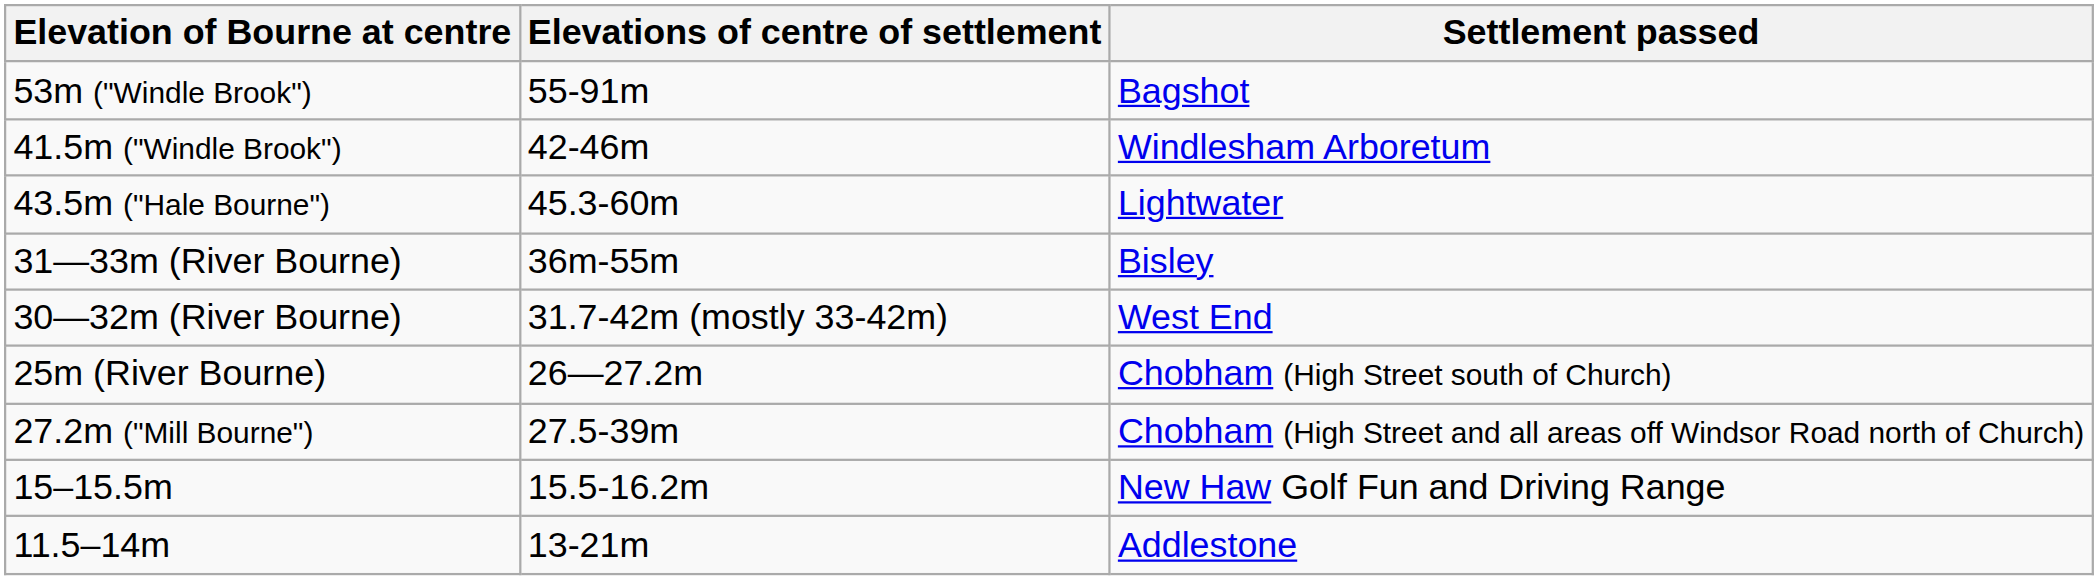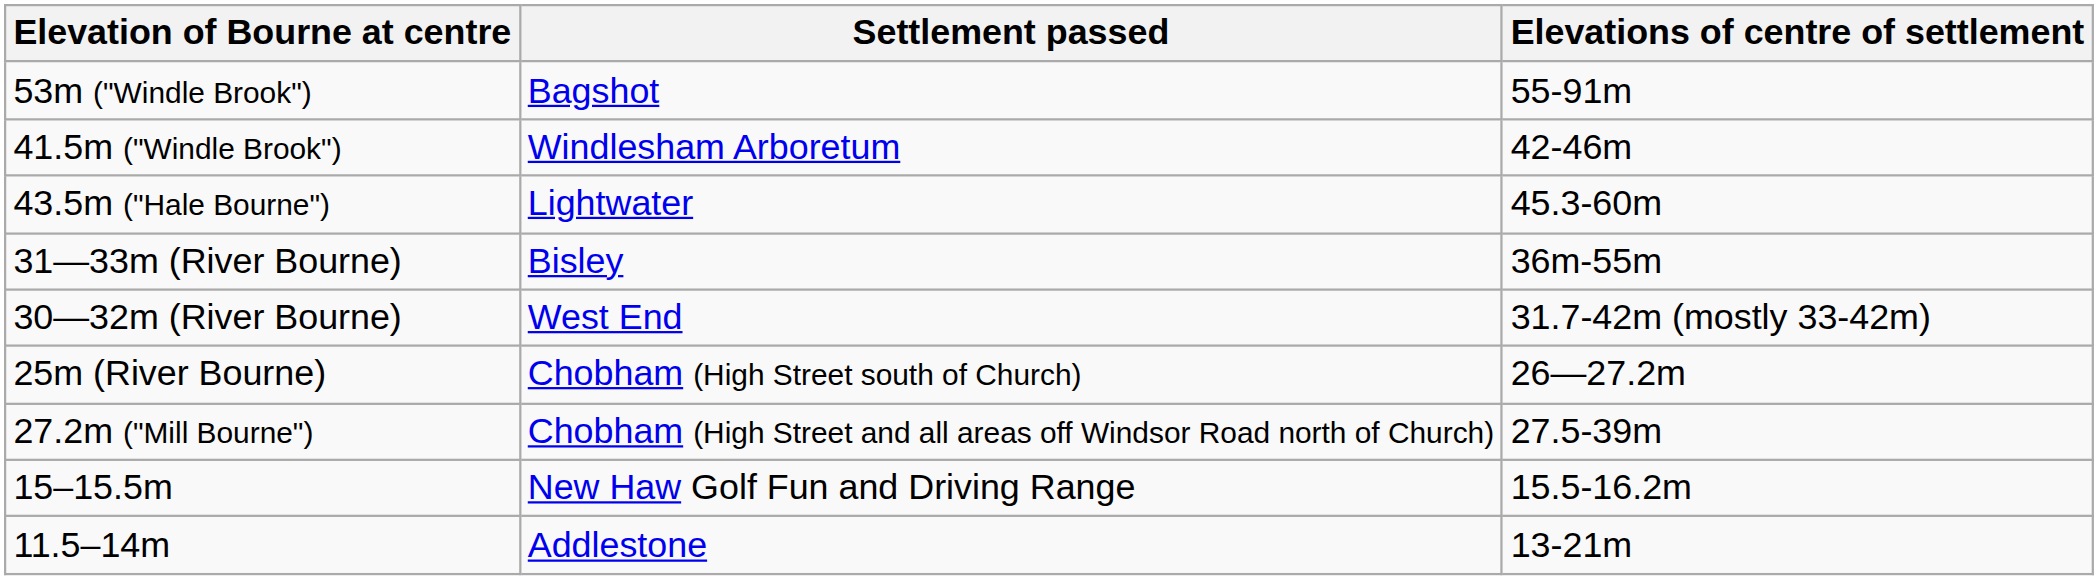columns swapped: (1601, 32) <-> (815, 32)
